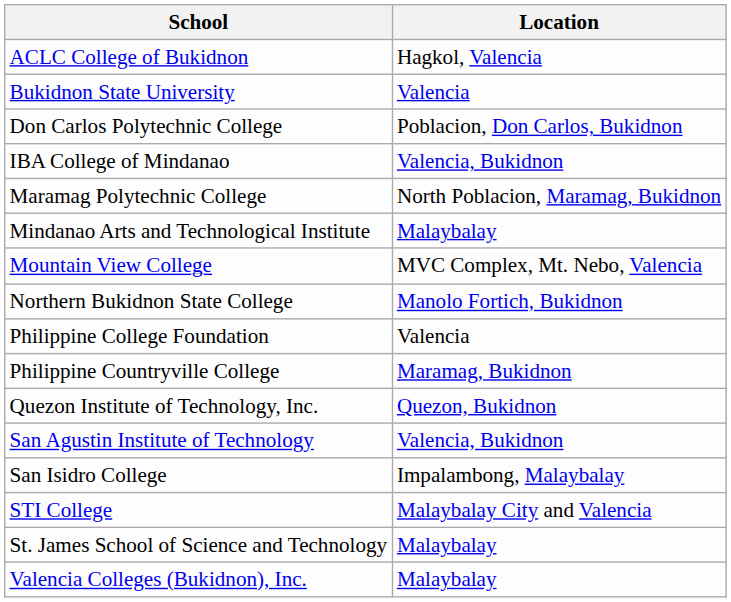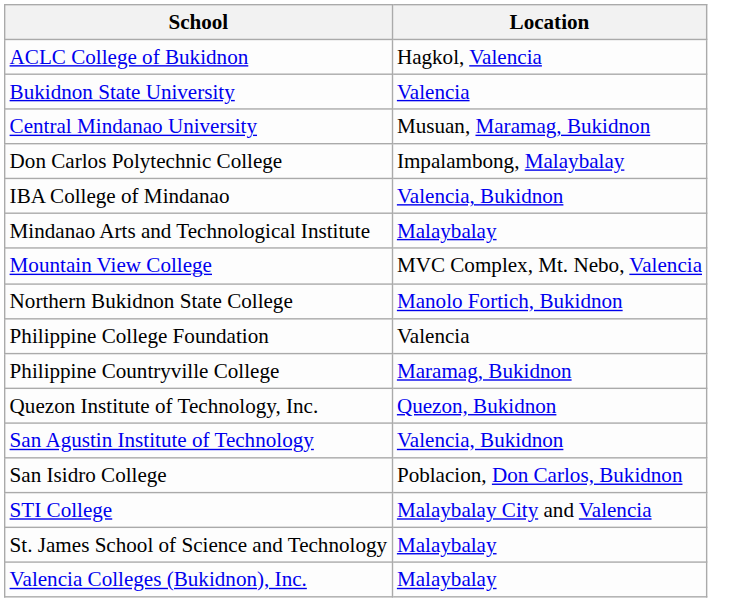+ row: (133, 126)
(540, 126) Poblacion, Don Carlos, Bukidnon -> (511, 161) Impalambong, Malaybalay
- row: (138, 196)
(511, 474) Impalambong, Malaybalay -> (540, 474) Poblacion, Don Carlos, Bukidnon
